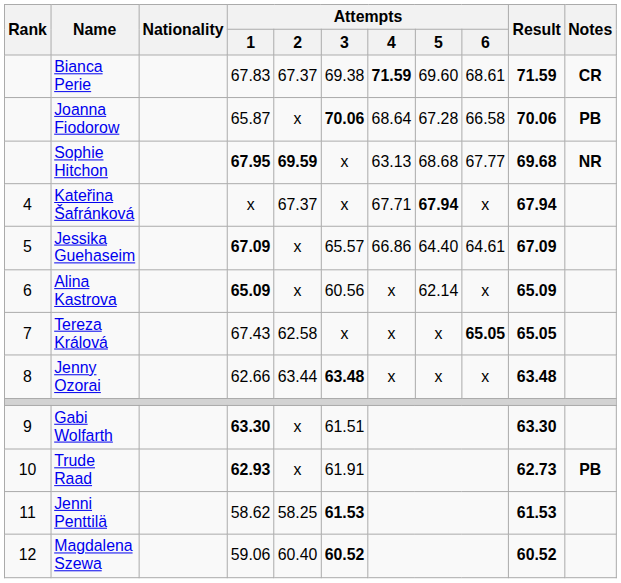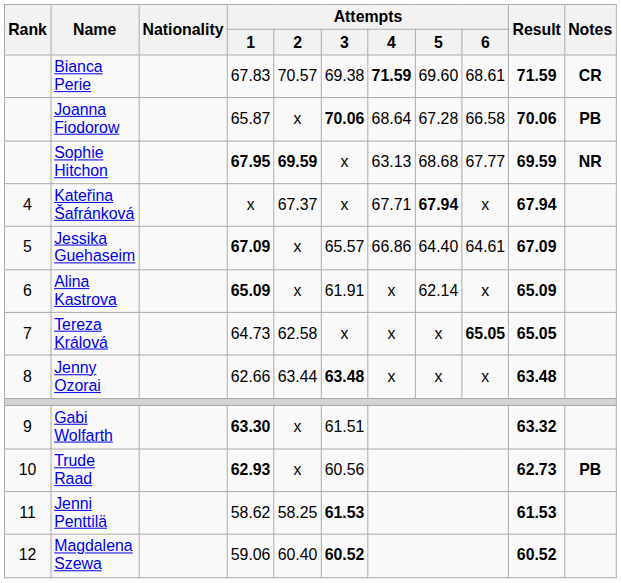(298, 76) 67.37 -> (298, 76) 70.57
(537, 162) 69.68 -> (537, 162) 69.59
(344, 290) 60.56 -> (344, 290) 61.91
(251, 333) 67.43 -> (251, 333) 64.73
(537, 427) 63.30 -> (537, 427) 63.32
(344, 469) 61.91 -> (344, 469) 60.56
